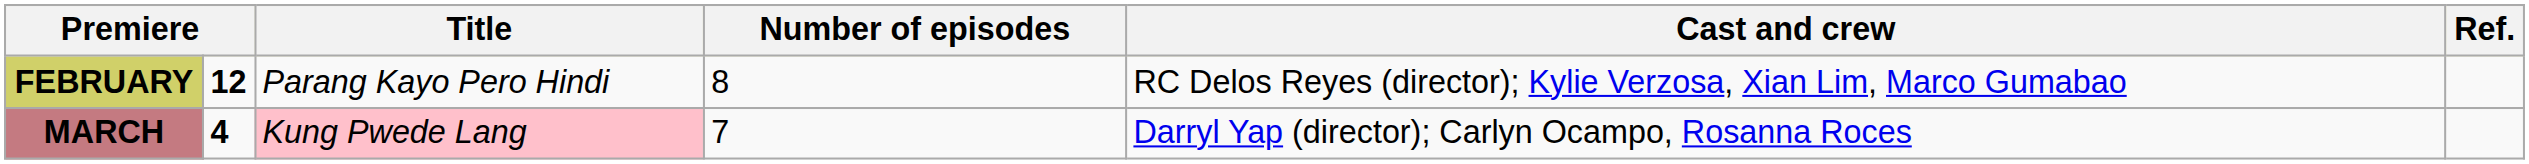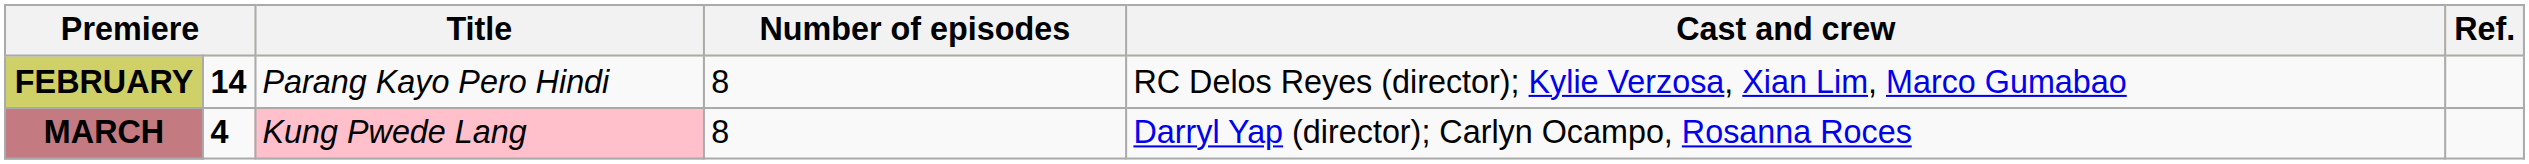(228, 81) 12 -> (228, 81) 14
(720, 132) 7 -> (720, 132) 8
